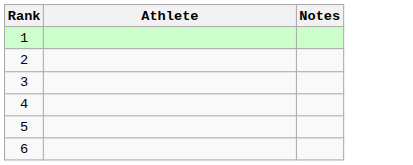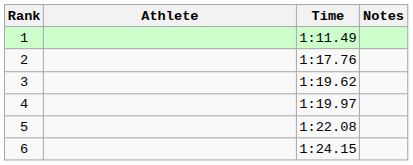+ column: (328, 16)
